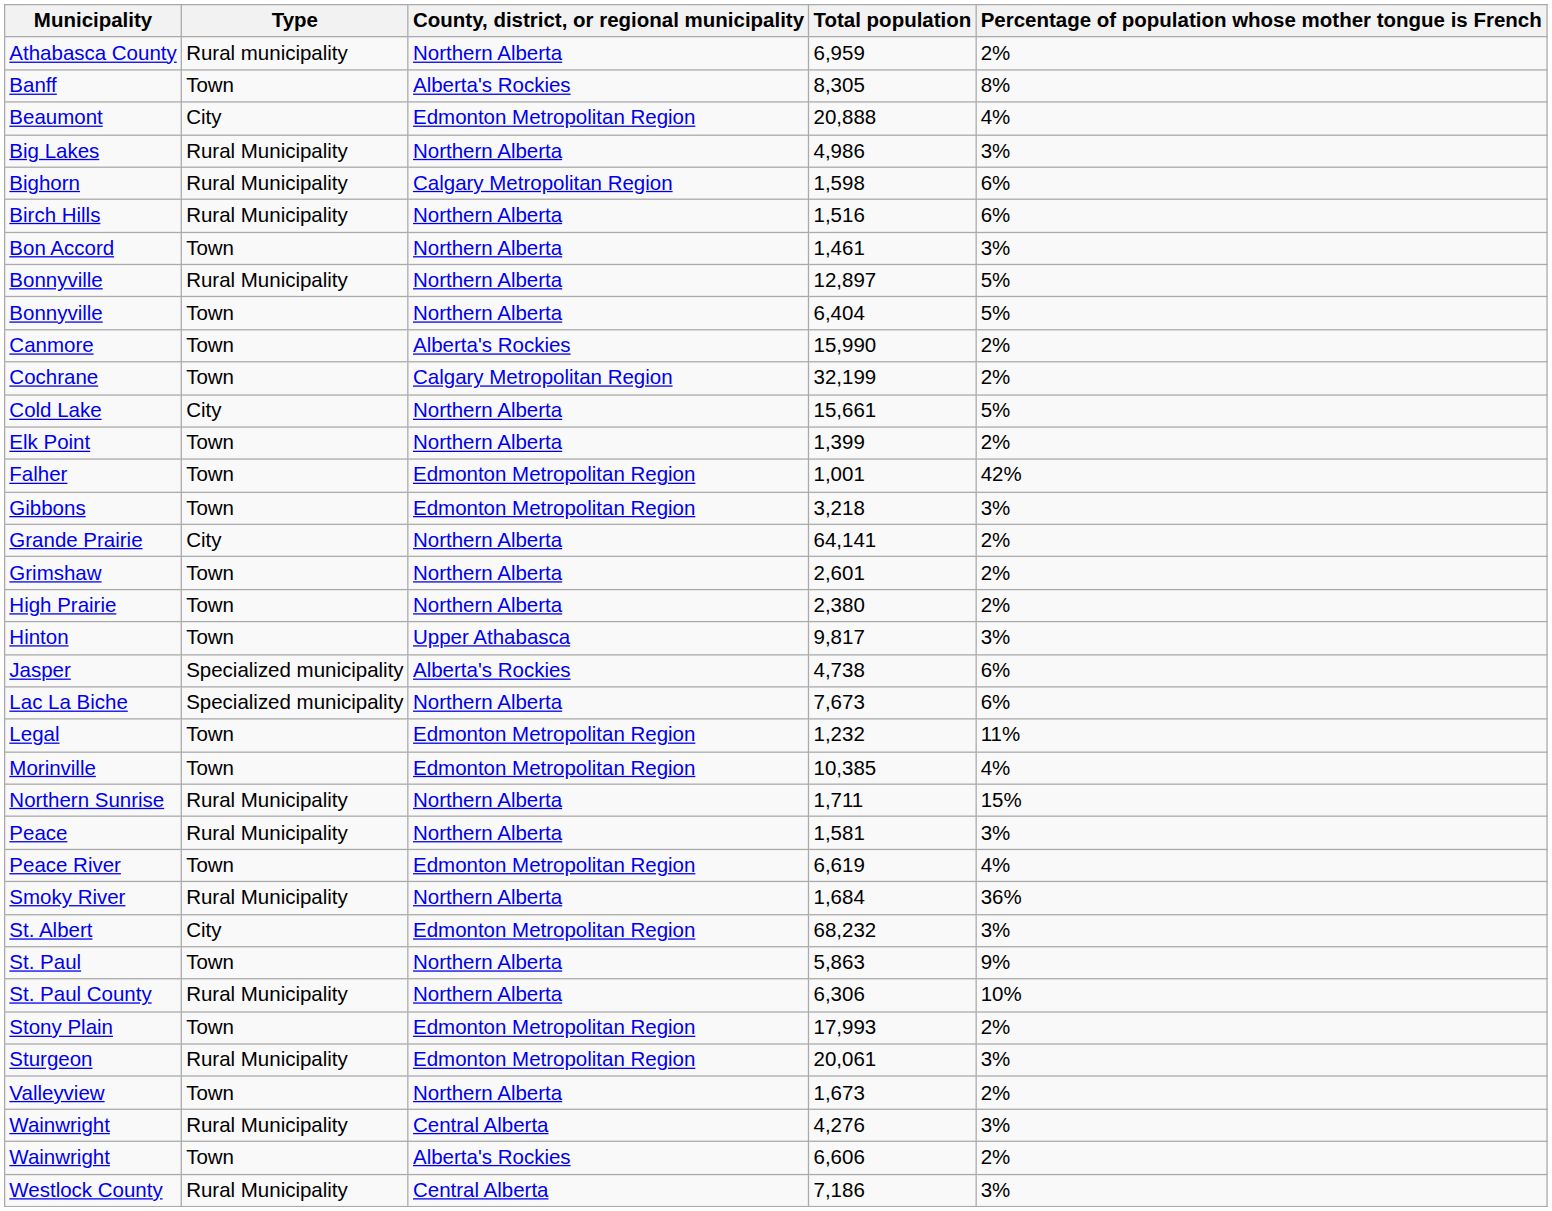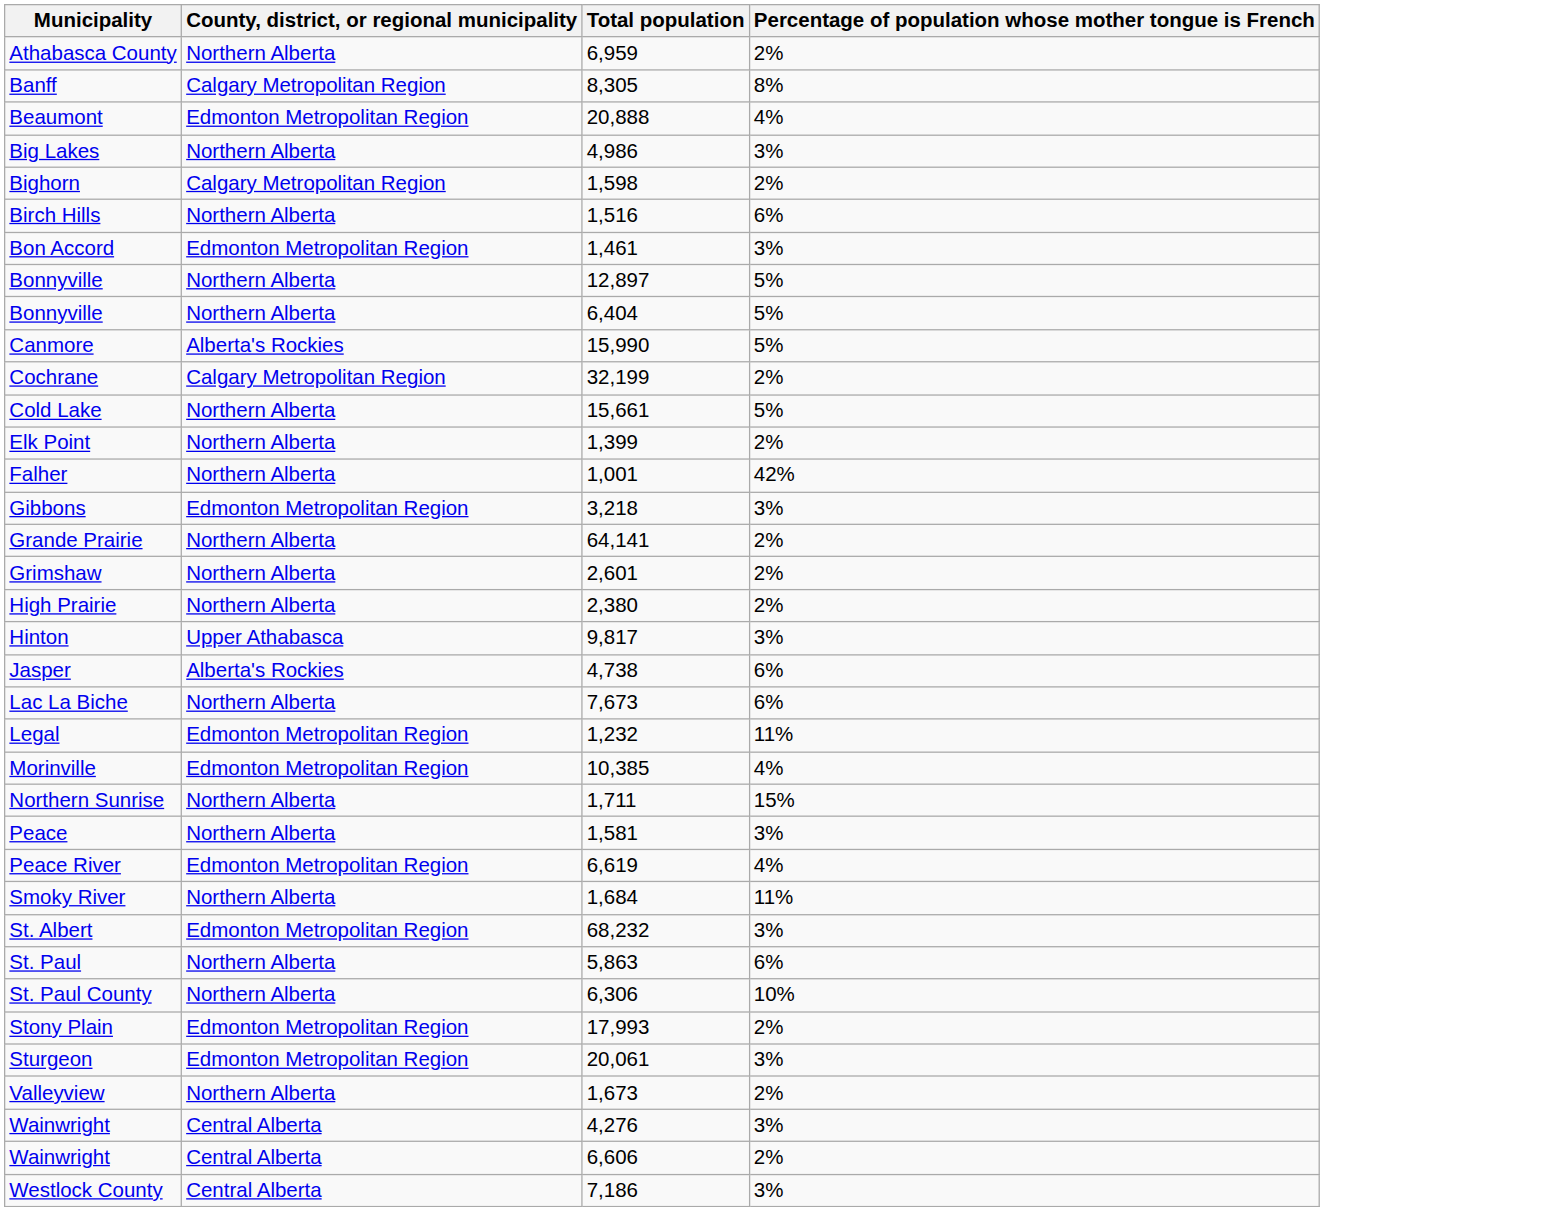- column: (295, 20)
(492, 85) Alberta's Rockies -> (316, 85) Calgary Metropolitan Region
(995, 183) 6% -> (769, 183) 2%
(488, 248) Northern Alberta -> (327, 248) Edmonton Metropolitan Region
(995, 345) 2% -> (769, 345) 5%
(554, 475) Edmonton Metropolitan Region -> (261, 475) Northern Alberta
(1001, 897) 36% -> (774, 897) 11%
(995, 962) 9% -> (769, 962) 6%
(492, 1157) Alberta's Rockies -> (254, 1157) Central Alberta
